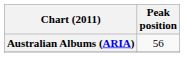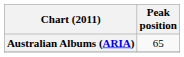(158, 43) 56 -> (158, 43) 65
